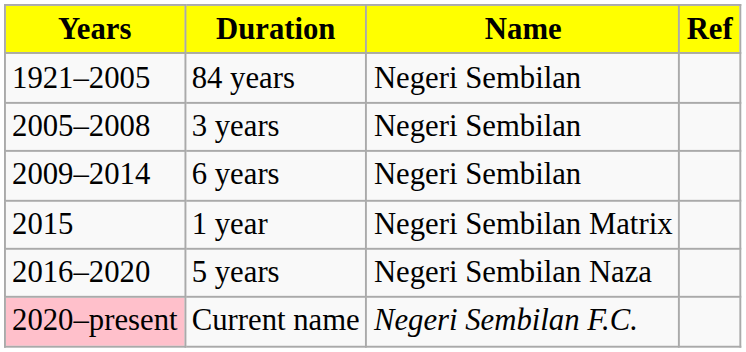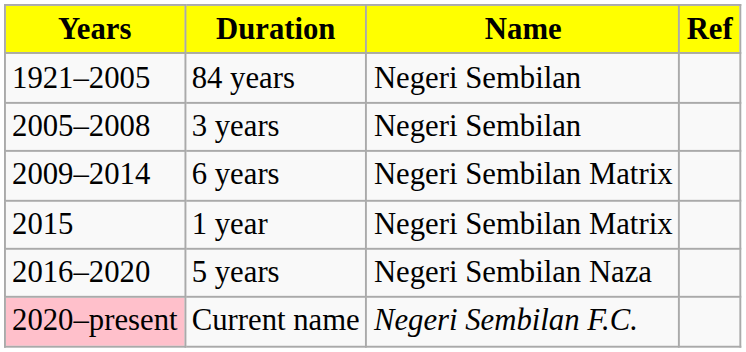(478, 175) Negeri Sembilan -> (523, 175) Negeri Sembilan Matrix
